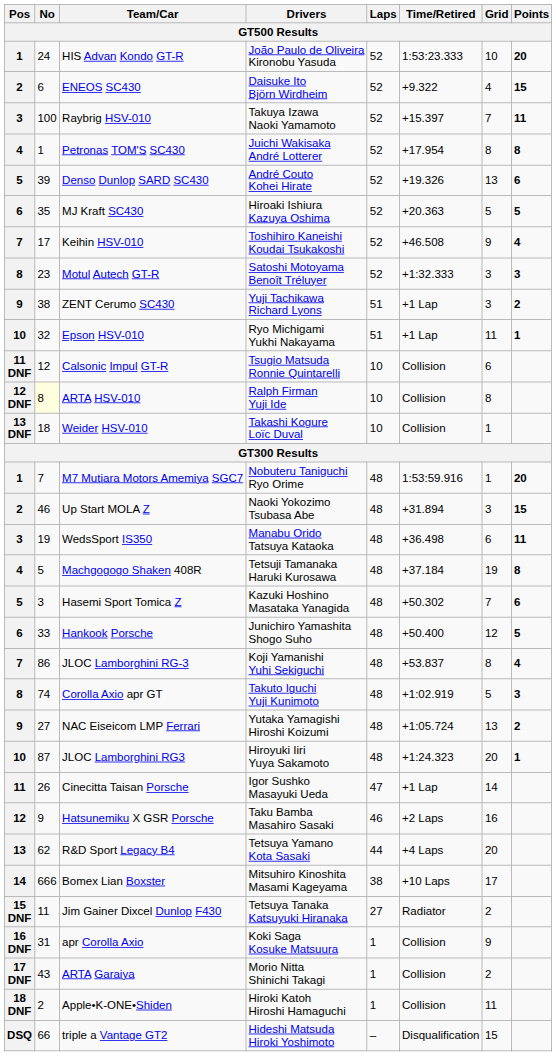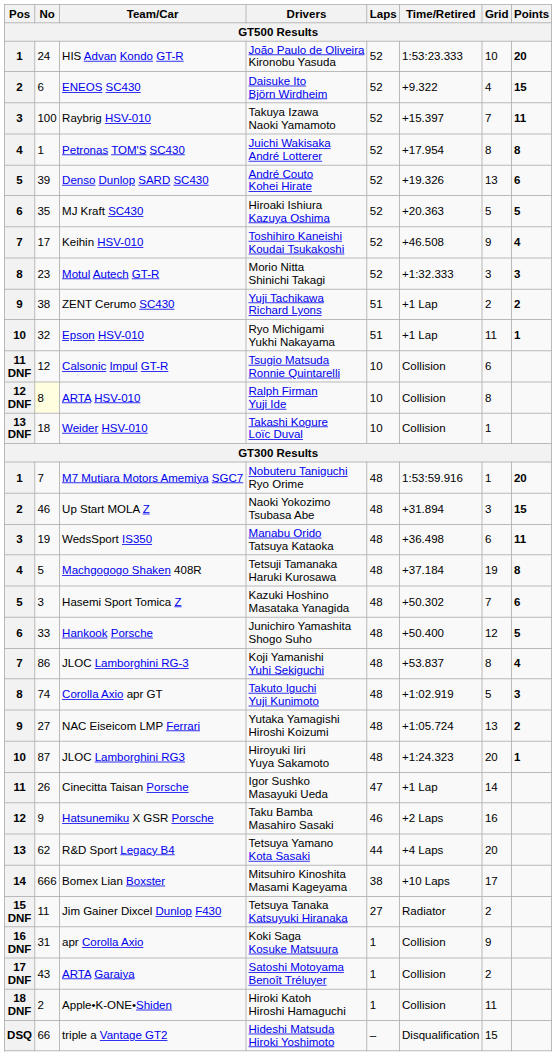(296, 274) Satoshi Motoyama Benoît Tréluyer -> (287, 274) Morio Nitta Shinichi Takagi
(488, 305) 3 -> (488, 305) 2
(287, 974) Morio Nitta Shinichi Takagi -> (296, 974) Satoshi Motoyama Benoît Tréluyer
